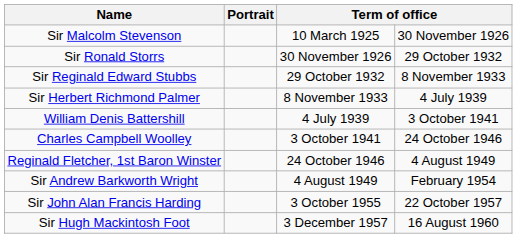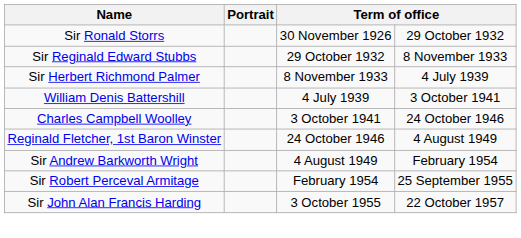- row: (114, 35)
+ row: (114, 181)
- row: (114, 222)
